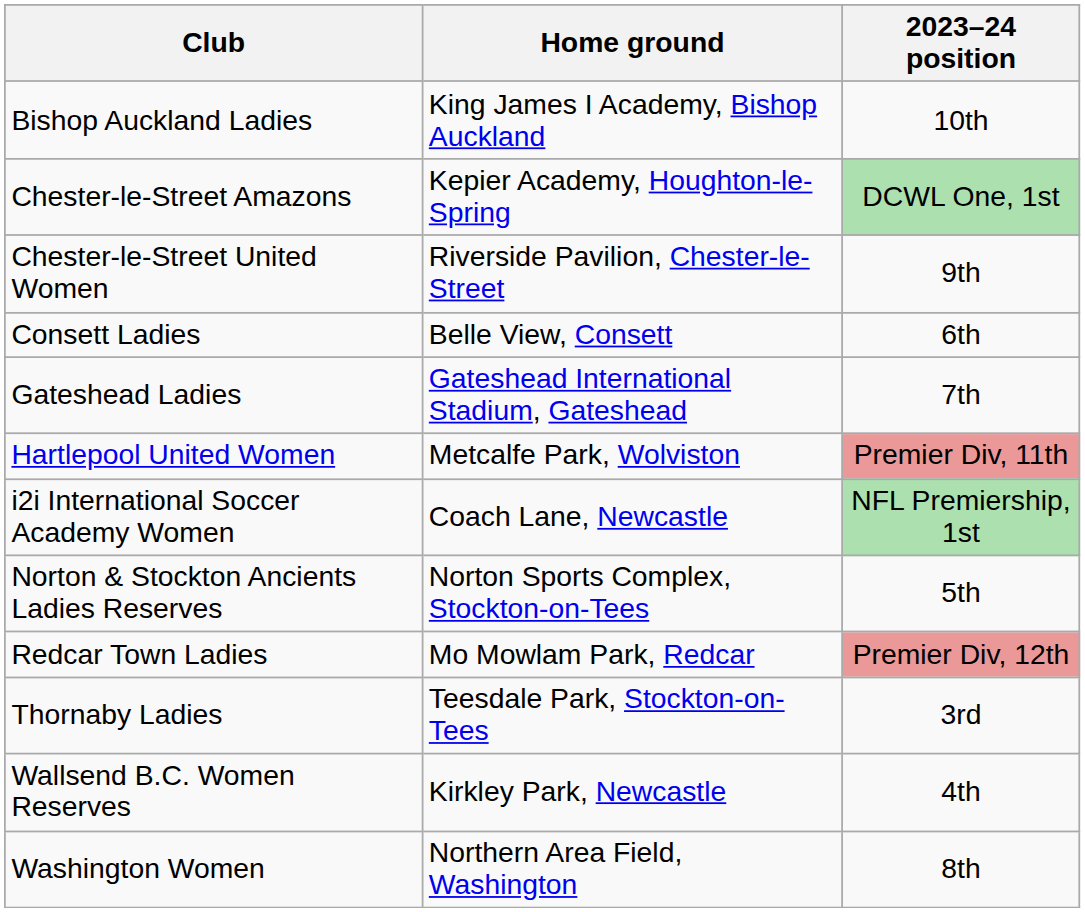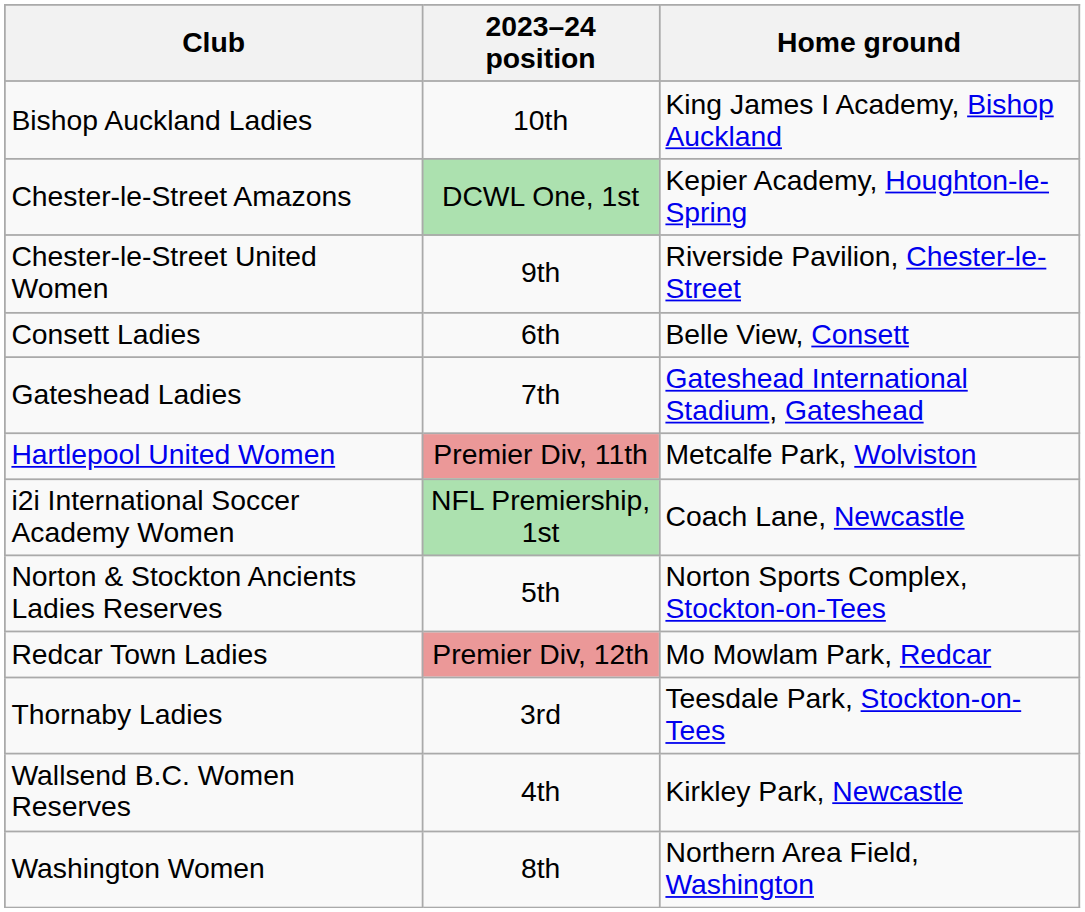columns swapped: (632, 42) <-> (961, 42)
